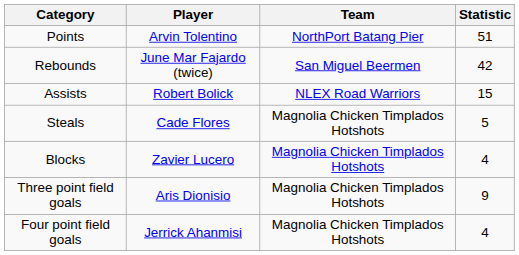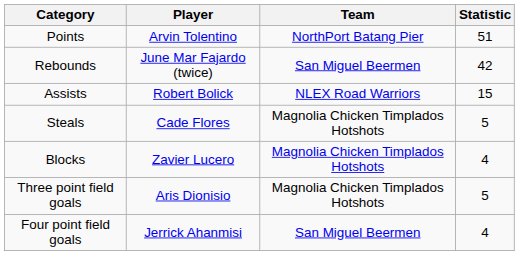(485, 195) 9 -> (485, 195) 5
(358, 232) Magnolia Chicken Timplados Hotshots -> (358, 232) San Miguel Beermen
